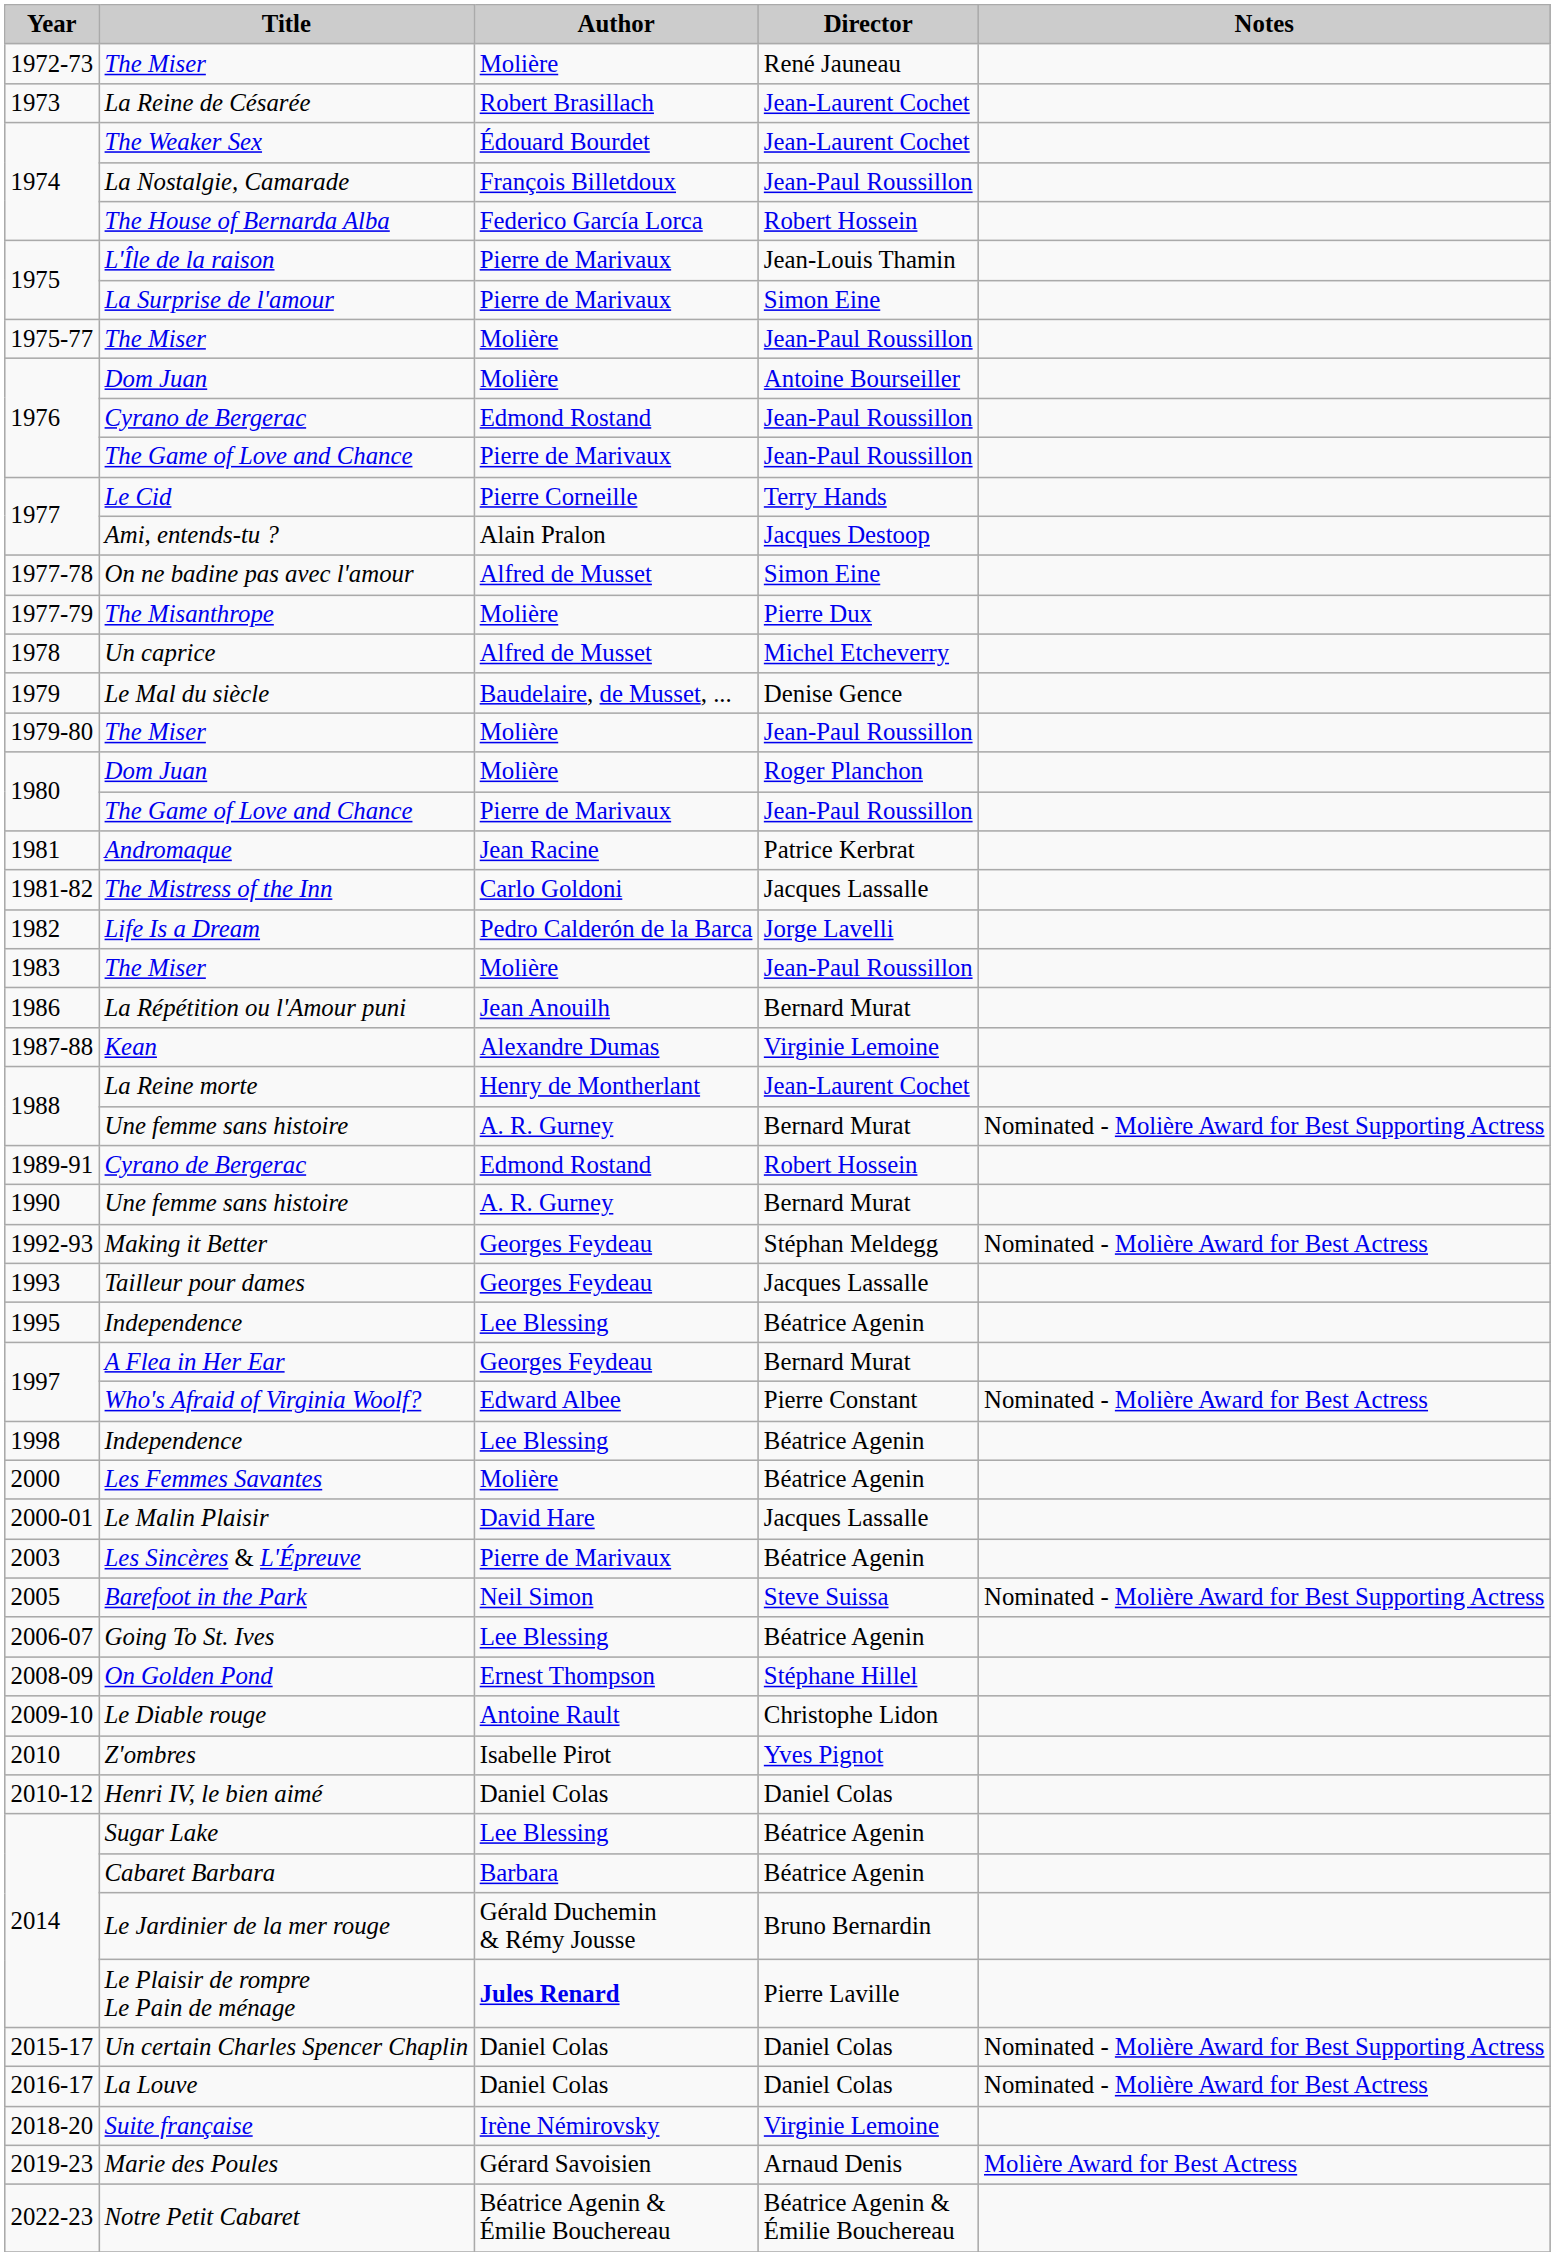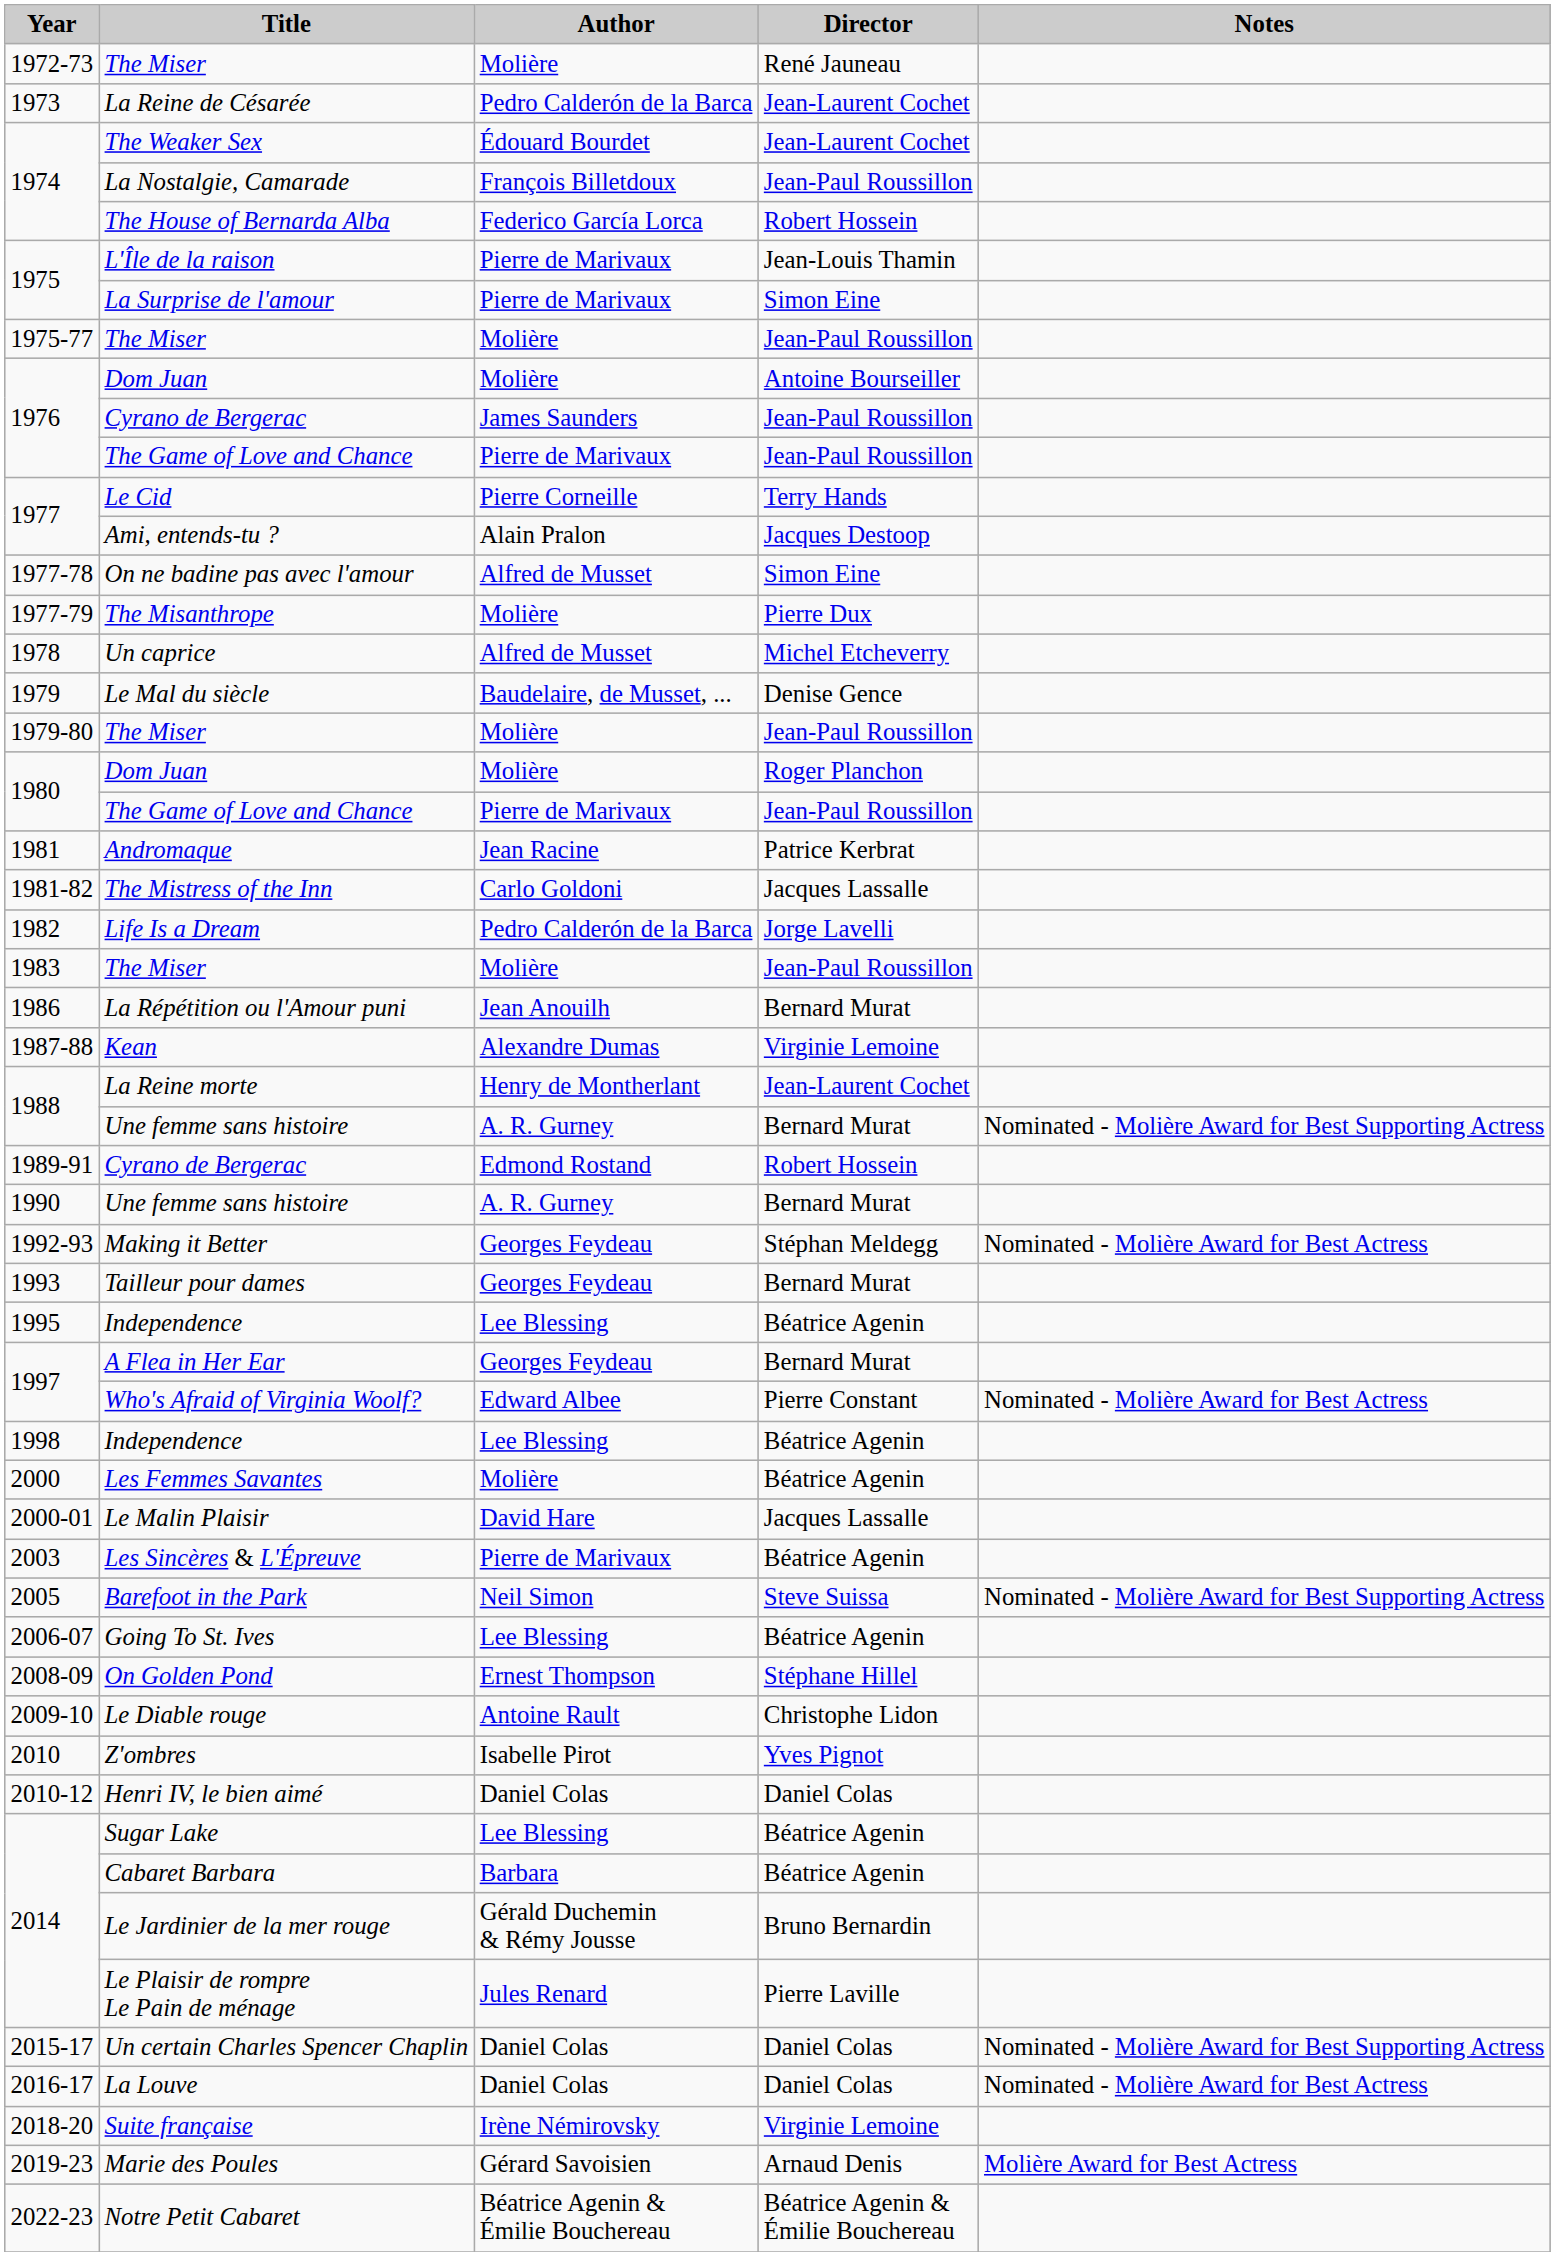(567, 102) Robert Brasillach -> (616, 102) Pedro Calderón de la Barca
(565, 417) Edmond Rostand -> (559, 417) James Saunders
(846, 1282) Jacques Lassalle -> (837, 1282) Bernard Murat
(550, 1993) bold -> (543, 1993) normal
